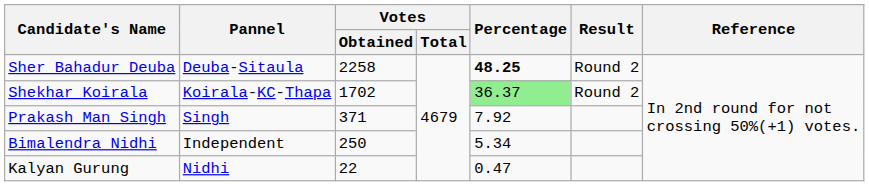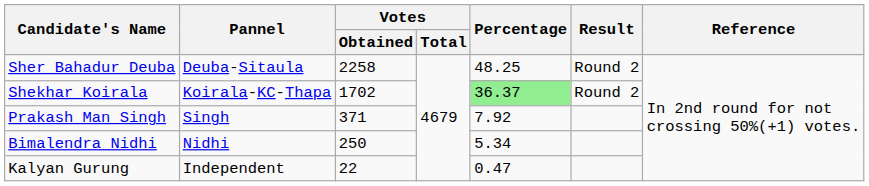(497, 68) bold -> (497, 68) normal
(234, 143) Independent -> (206, 143) Nidhi
(206, 168) Nidhi -> (234, 168) Independent
